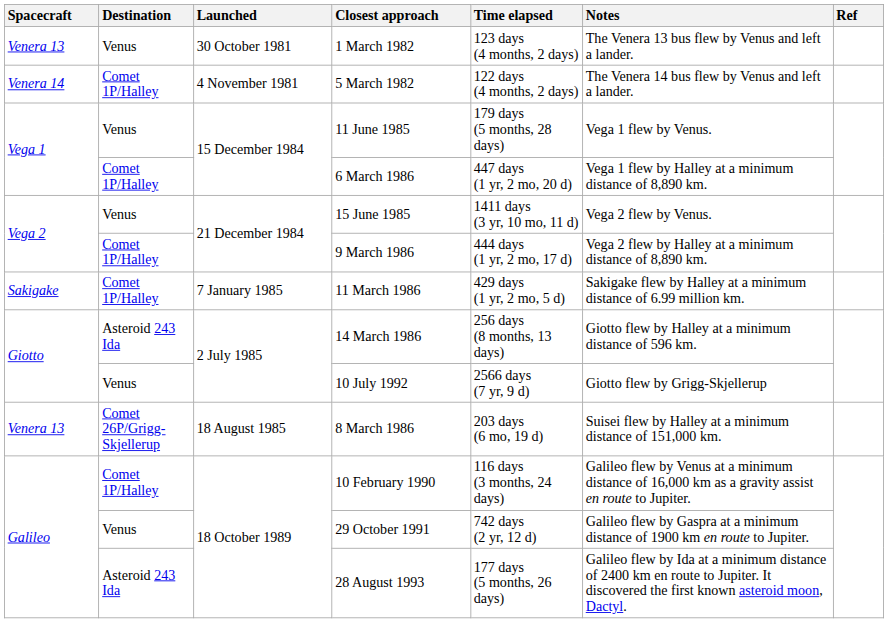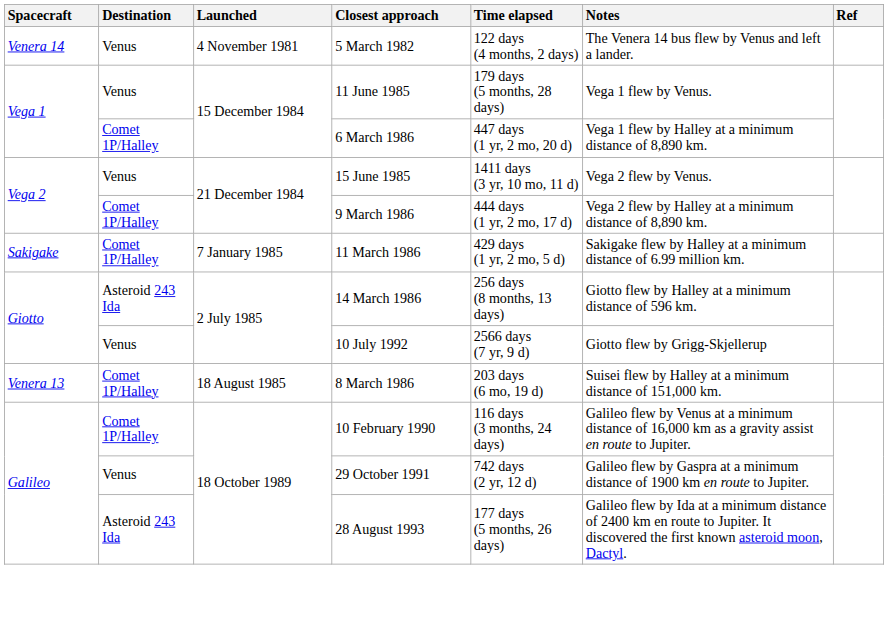- row: (375, 45)
(130, 84) Comet 1P/Halley -> (119, 45) Venus
(134, 429) Comet 26P/Grigg-Skjellerup -> (130, 382) Comet 1P/Halley
